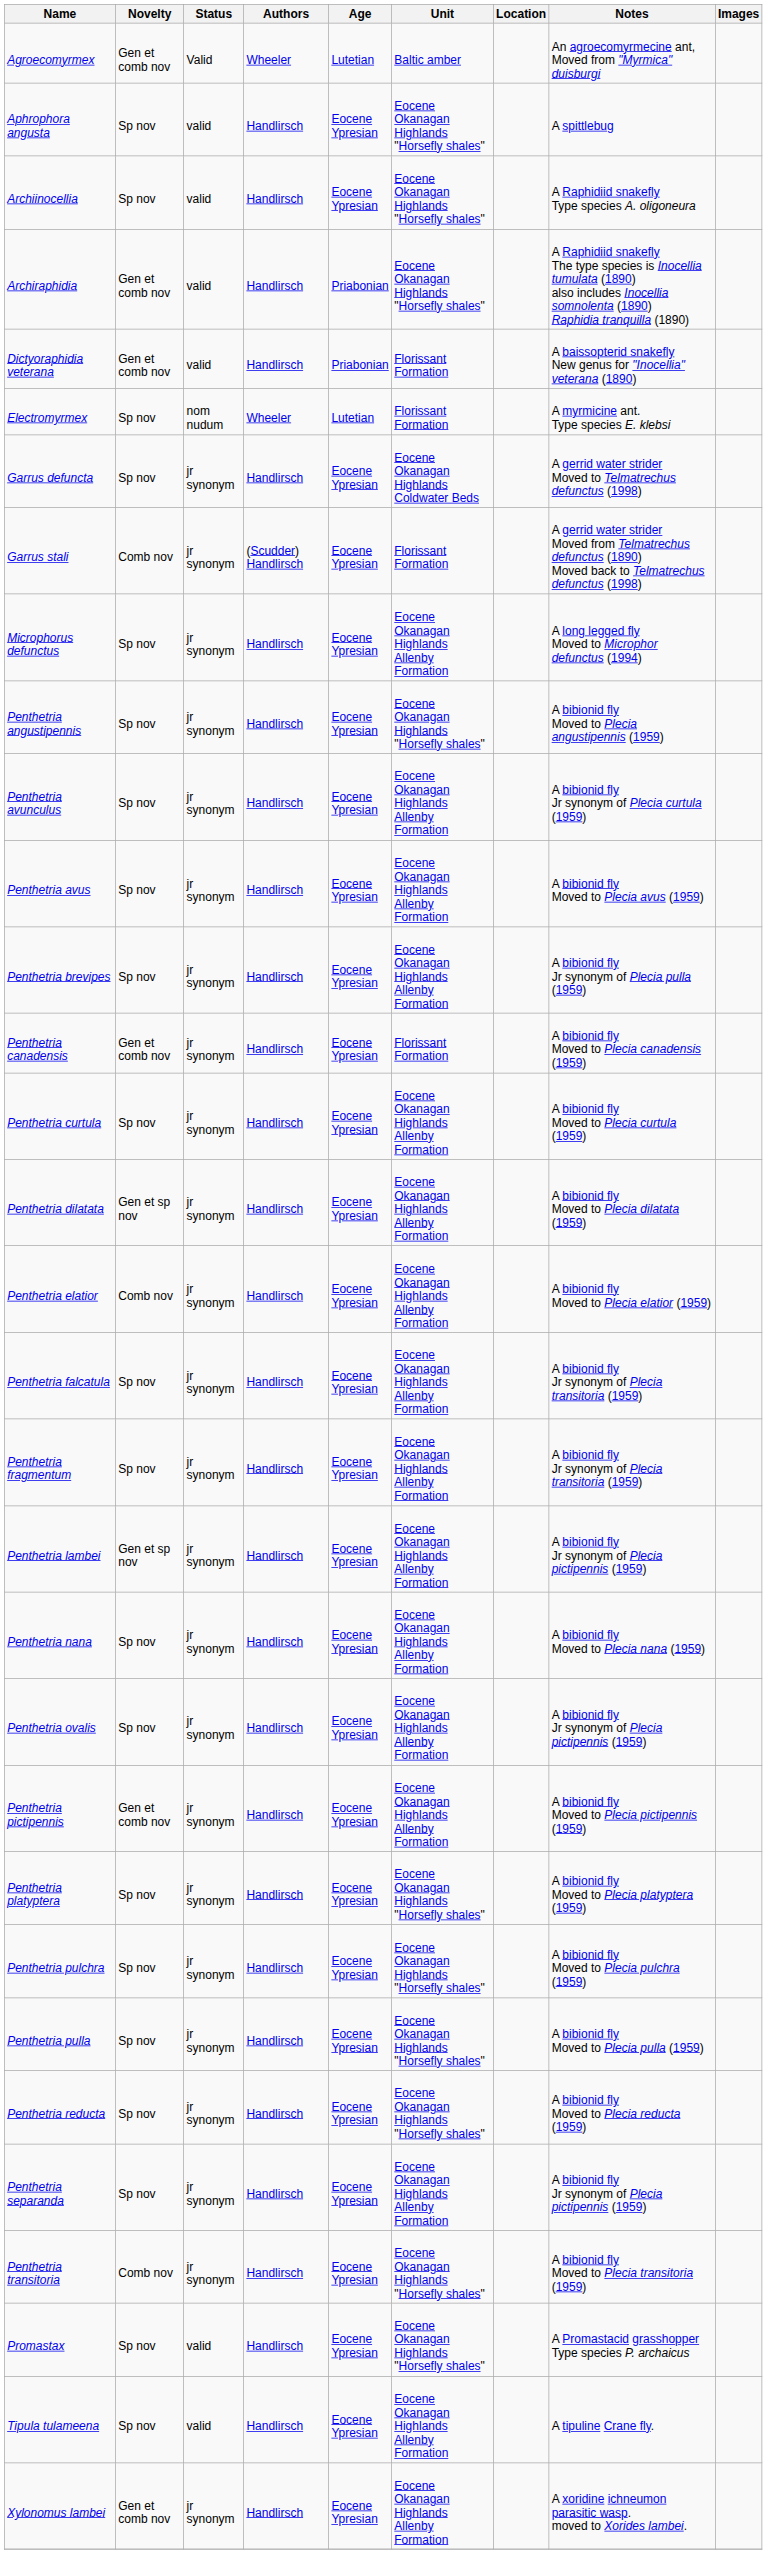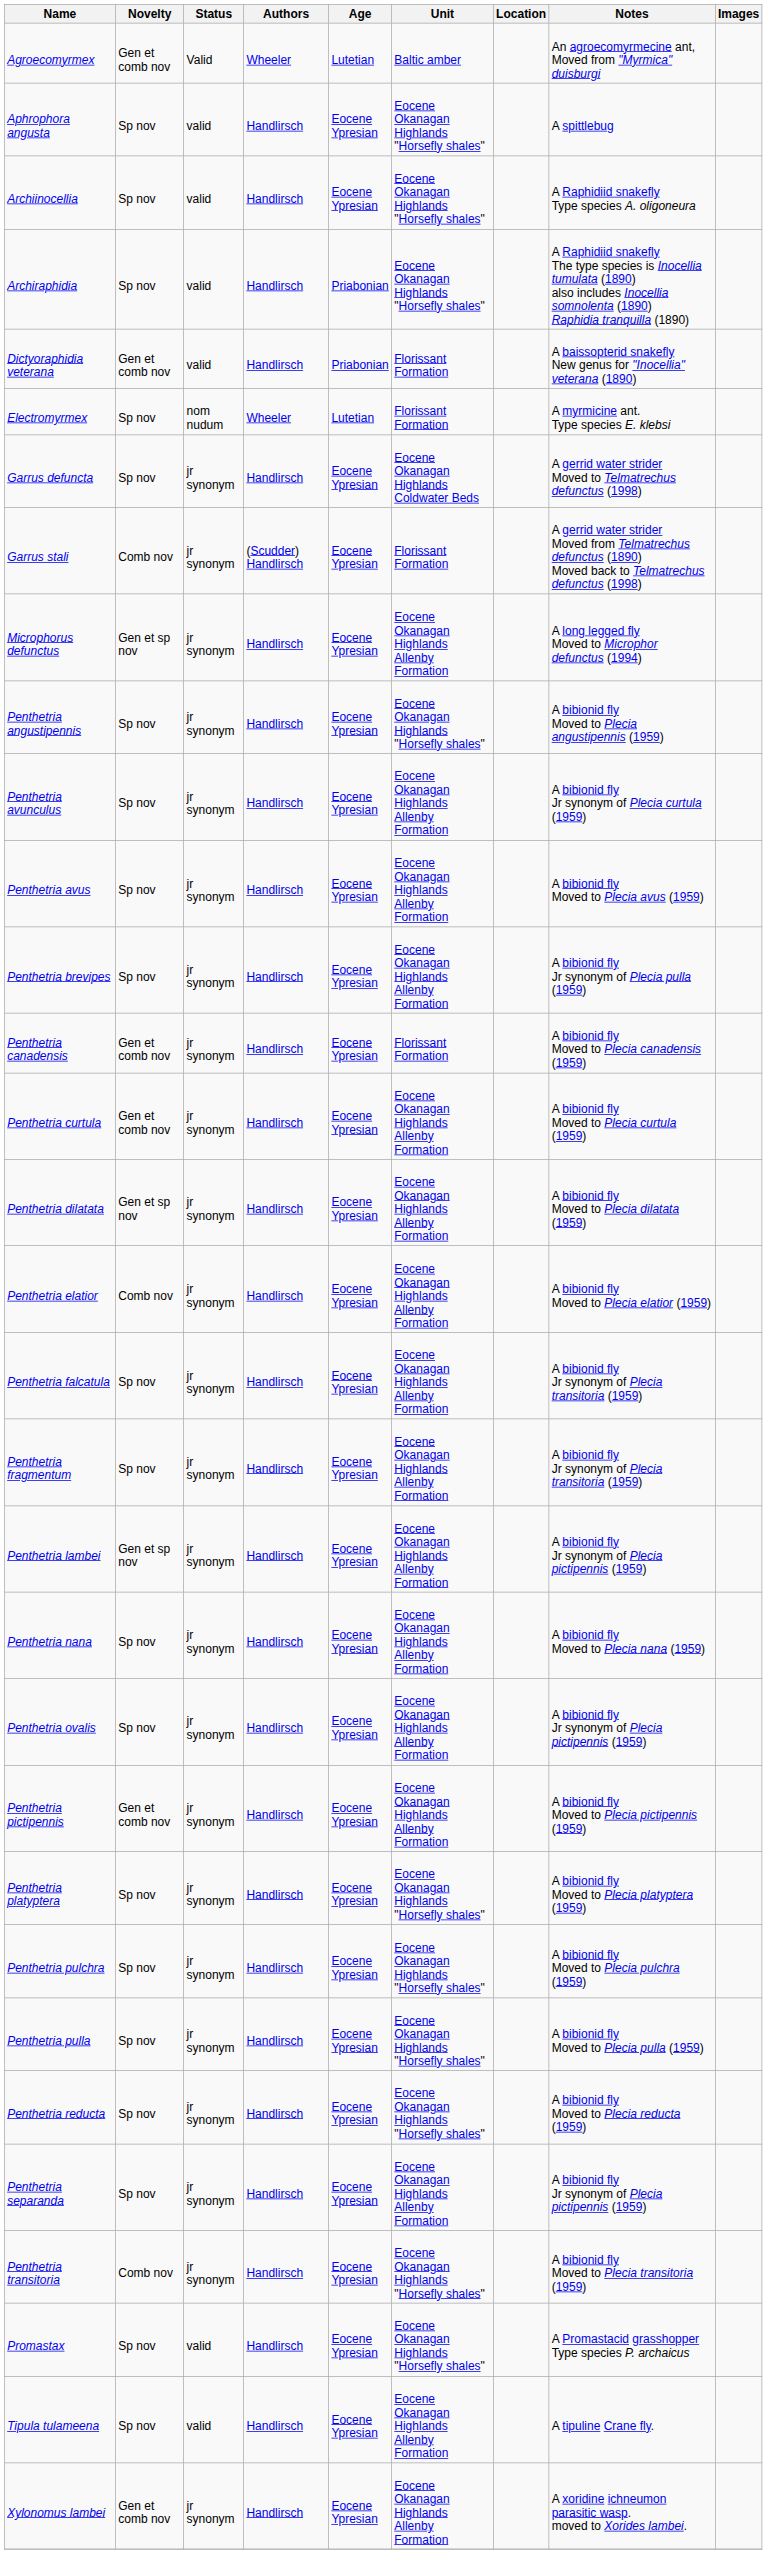(144, 285) Gen et comb nov -> (137, 285) Sp nov
(137, 644) Sp nov -> (144, 644) Gen et sp nov
(137, 1122) Sp nov -> (144, 1122) Gen et comb nov
